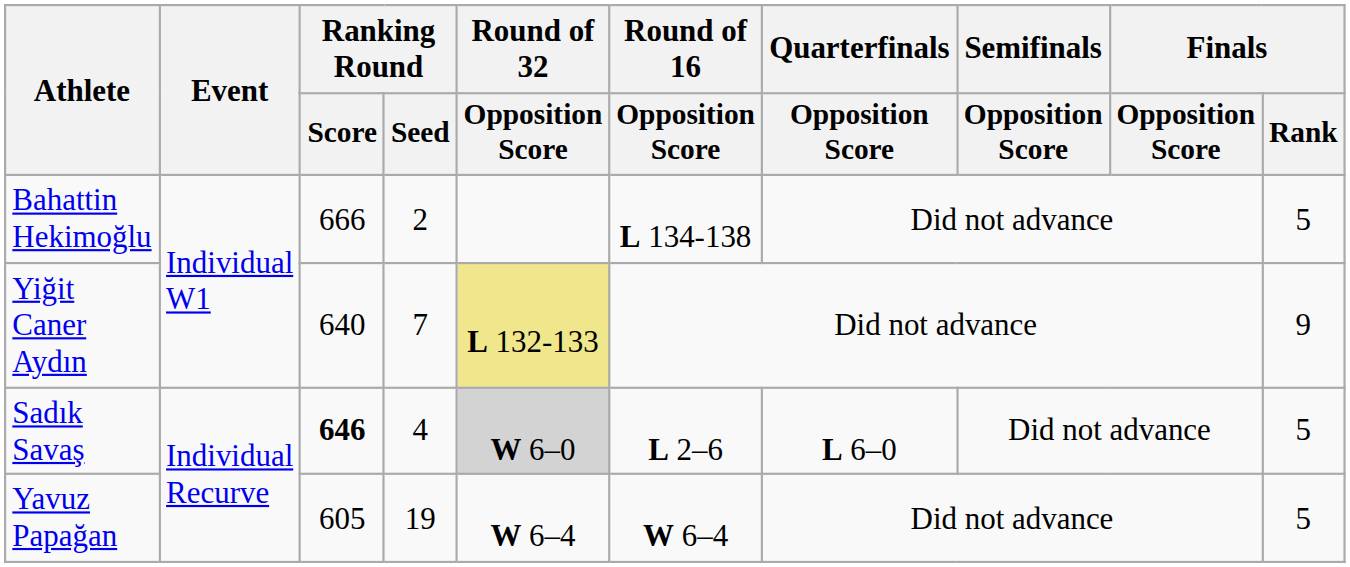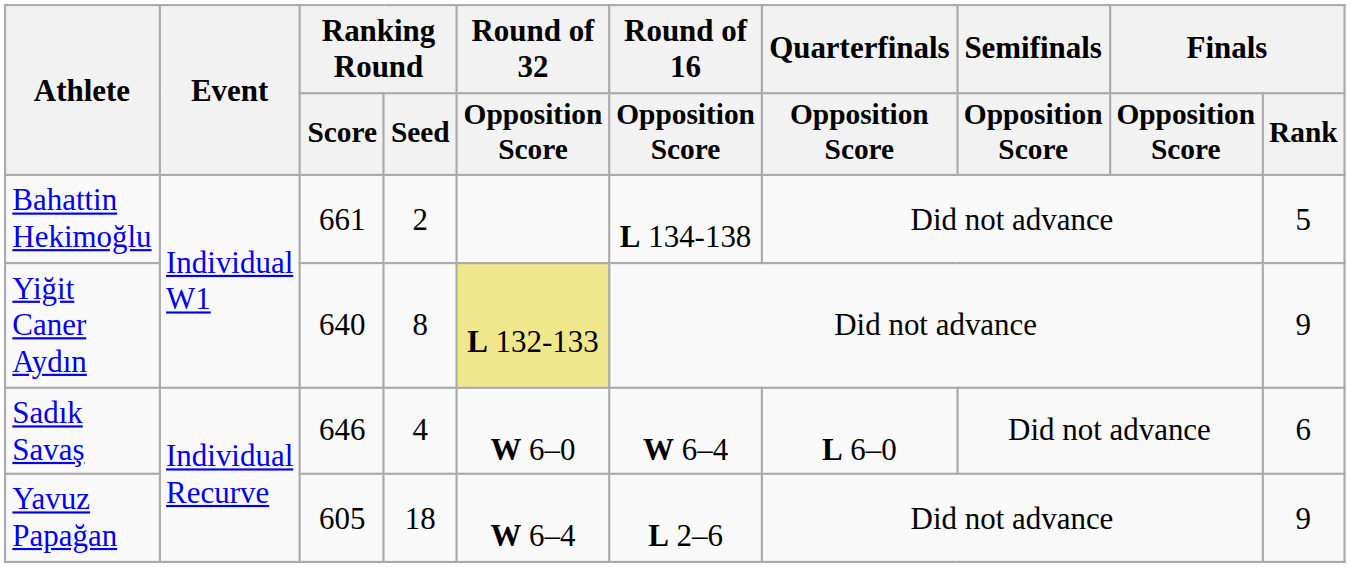(342, 219) 666 -> (342, 219) 661
(420, 324) 7 -> (420, 324) 8
(342, 430) bold -> (342, 430) normal
(533, 449) lightgrey background -> (533, 449) no background
(686, 449) L 2–6 -> (686, 449) W 6–4
(1303, 430) 5 -> (1303, 430) 6
(420, 518) 19 -> (420, 518) 18
(686, 536) W 6–4 -> (686, 536) L 2–6
(1303, 518) 5 -> (1303, 518) 9
